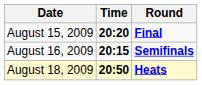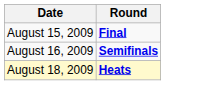- column: (114, 13)
